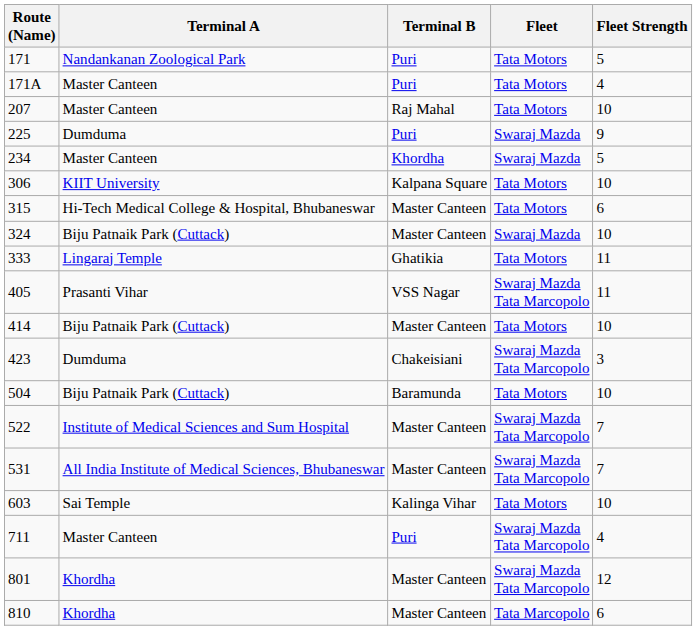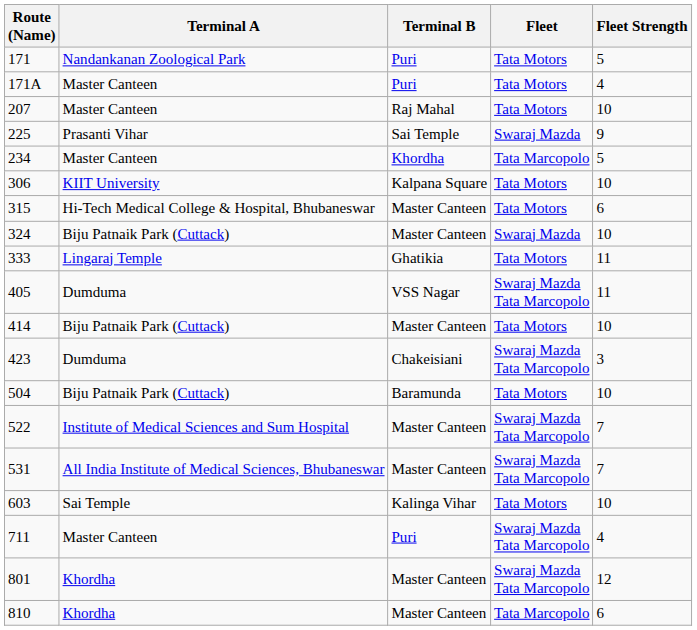(94, 134) Dumduma -> (105, 134) Prasanti Vihar
(404, 134) Puri -> (425, 134) Sai Temple
(537, 158) Swaraj Mazda -> (542, 158) Tata Marcopolo
(105, 291) Prasanti Vihar -> (94, 291) Dumduma
